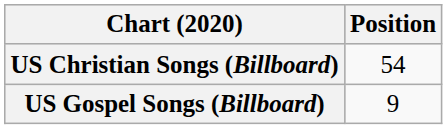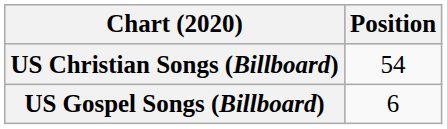(393, 103) 9 -> (393, 103) 6
